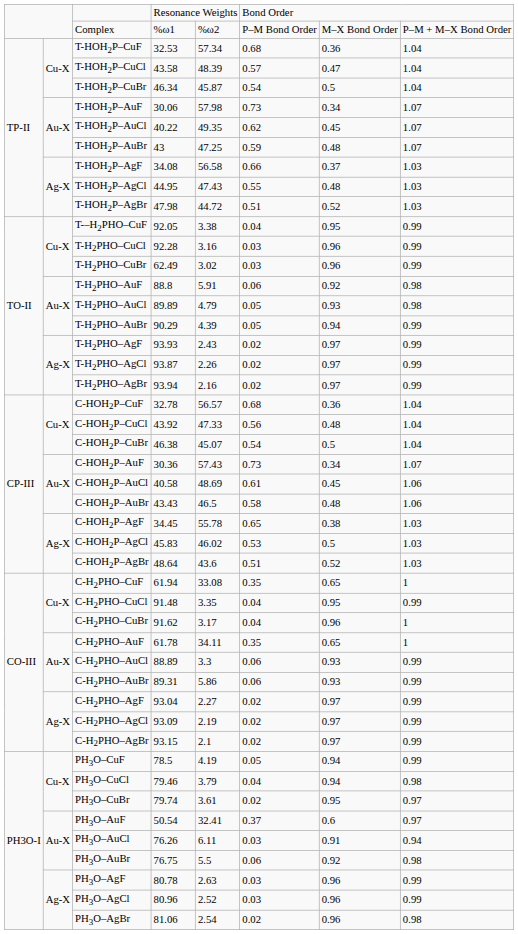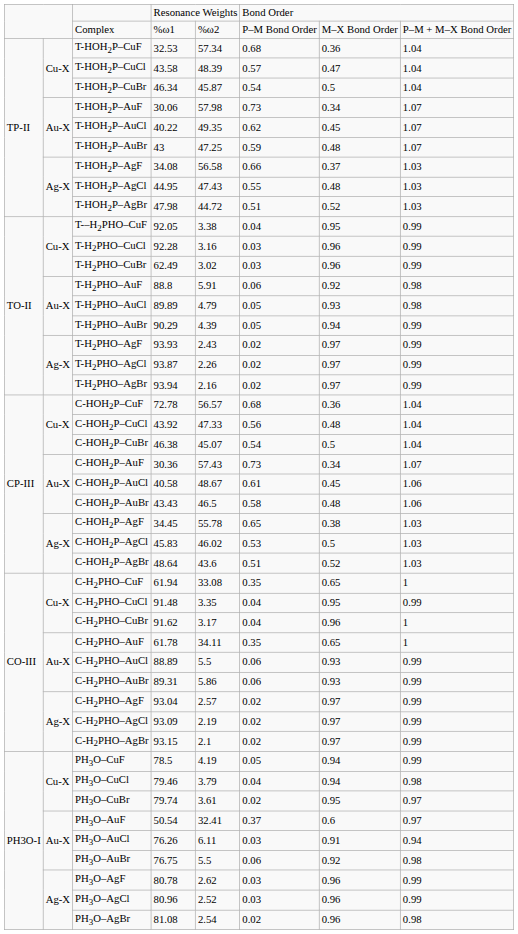(166, 404) 32.78 -> (166, 404) 72.78
(210, 484) 48.69 -> (210, 484) 48.67
(205, 662) 3.3 -> (205, 662) 5.5
(207, 702) 2.27 -> (207, 702) 2.57
(207, 880) 2.63 -> (207, 880) 2.62
(166, 919) 81.06 -> (166, 919) 81.08
